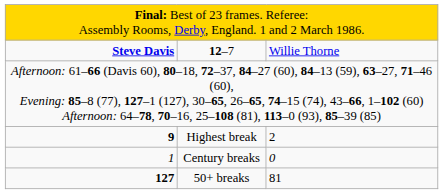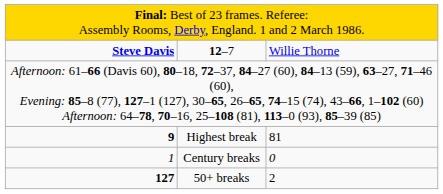(272, 137) 2 -> (275, 137) 81
(275, 178) 81 -> (272, 178) 2
